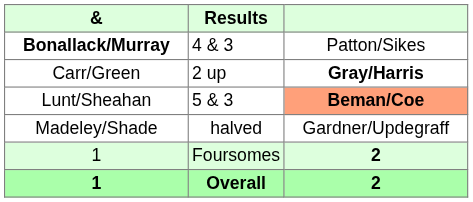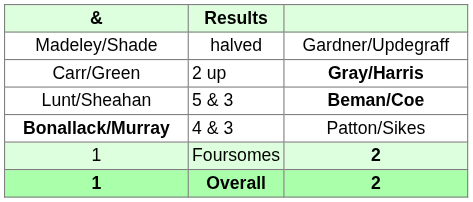rows swapped: (96, 45) <-> (96, 128)
(376, 100) lightsalmon background -> (376, 100) no background
